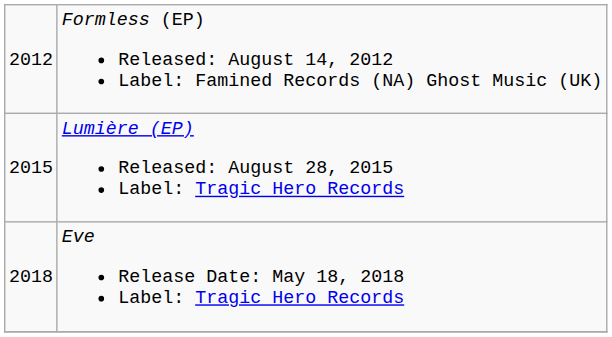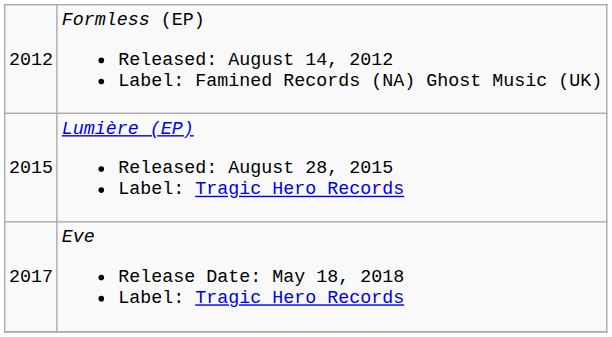(31, 277) 2018 -> (31, 277) 2017
